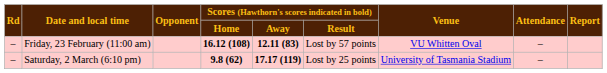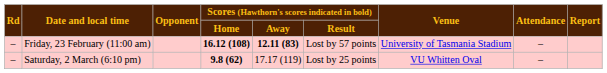(446, 44) VU Whitten Oval -> (446, 44) University of Tasmania Stadium
(278, 60) bold -> (278, 60) normal
(446, 60) University of Tasmania Stadium -> (446, 60) VU Whitten Oval
